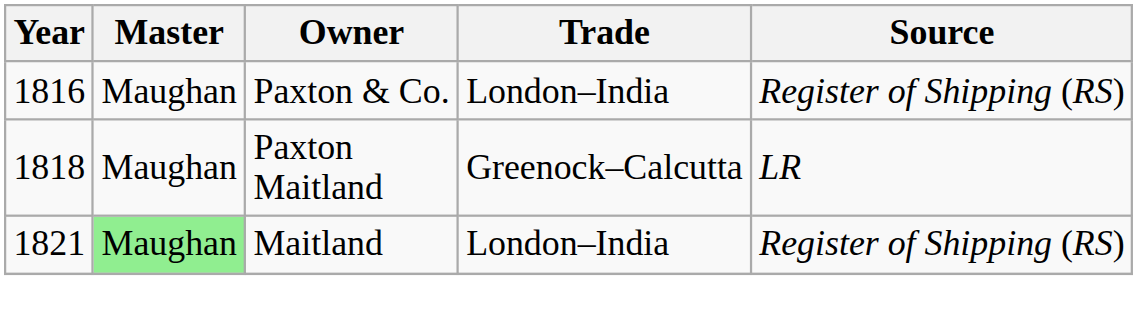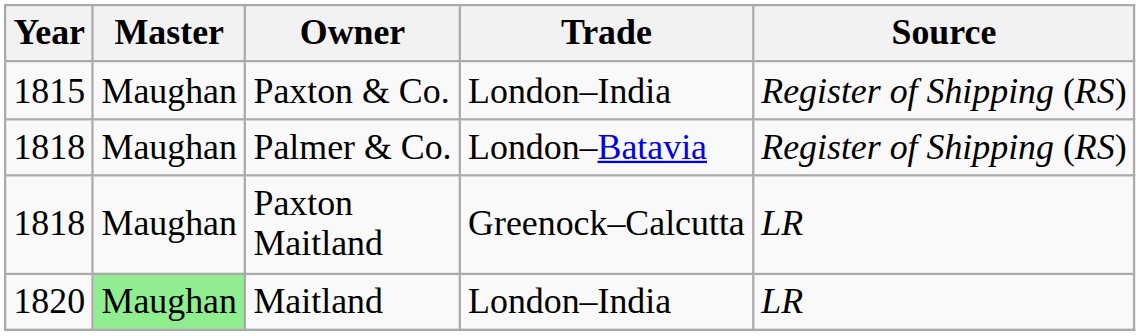(49, 89) 1816 -> (49, 89) 1815
+ row: (353, 146)
(49, 243) 1821 -> (49, 300) 1820
(942, 243) Register of Shipping (RS) -> (782, 300) LR
